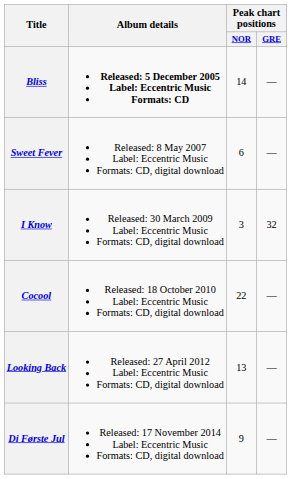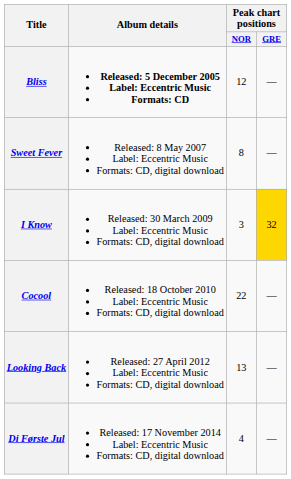(241, 82) 14 -> (241, 82) 12
(241, 153) 6 -> (241, 153) 8
(272, 224) no background -> (272, 224) gold background
(241, 438) 9 -> (241, 438) 4
